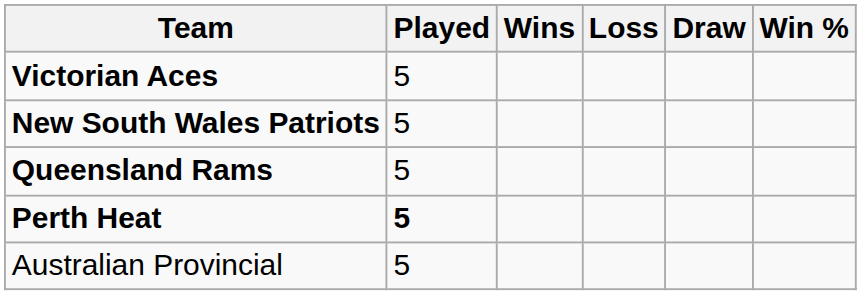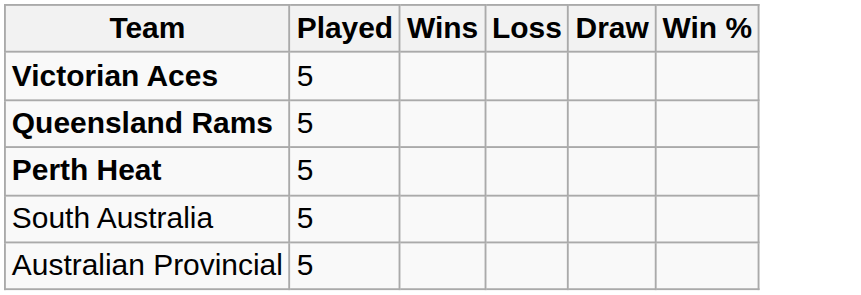- row: (196, 123)
(402, 218) bold -> (305, 170) normal
+ row: (112, 218)
